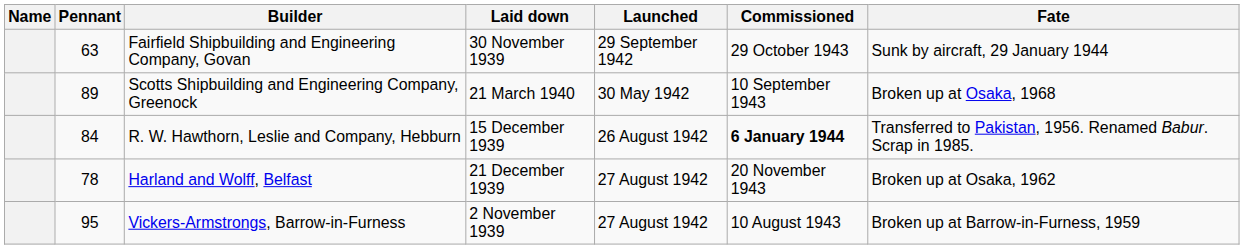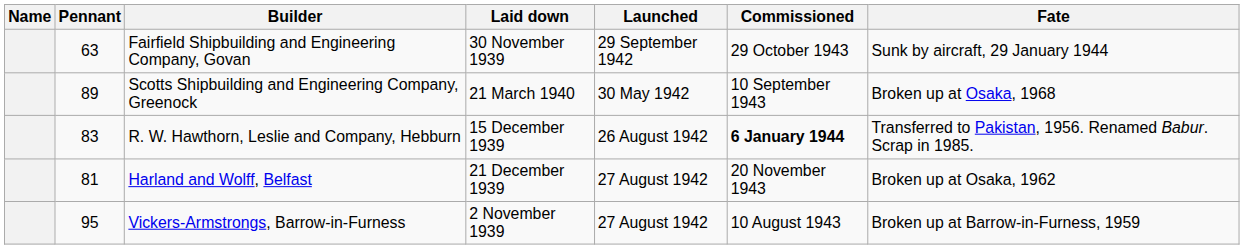(90, 136) 84 -> (90, 136) 83
(90, 179) 78 -> (90, 179) 81
